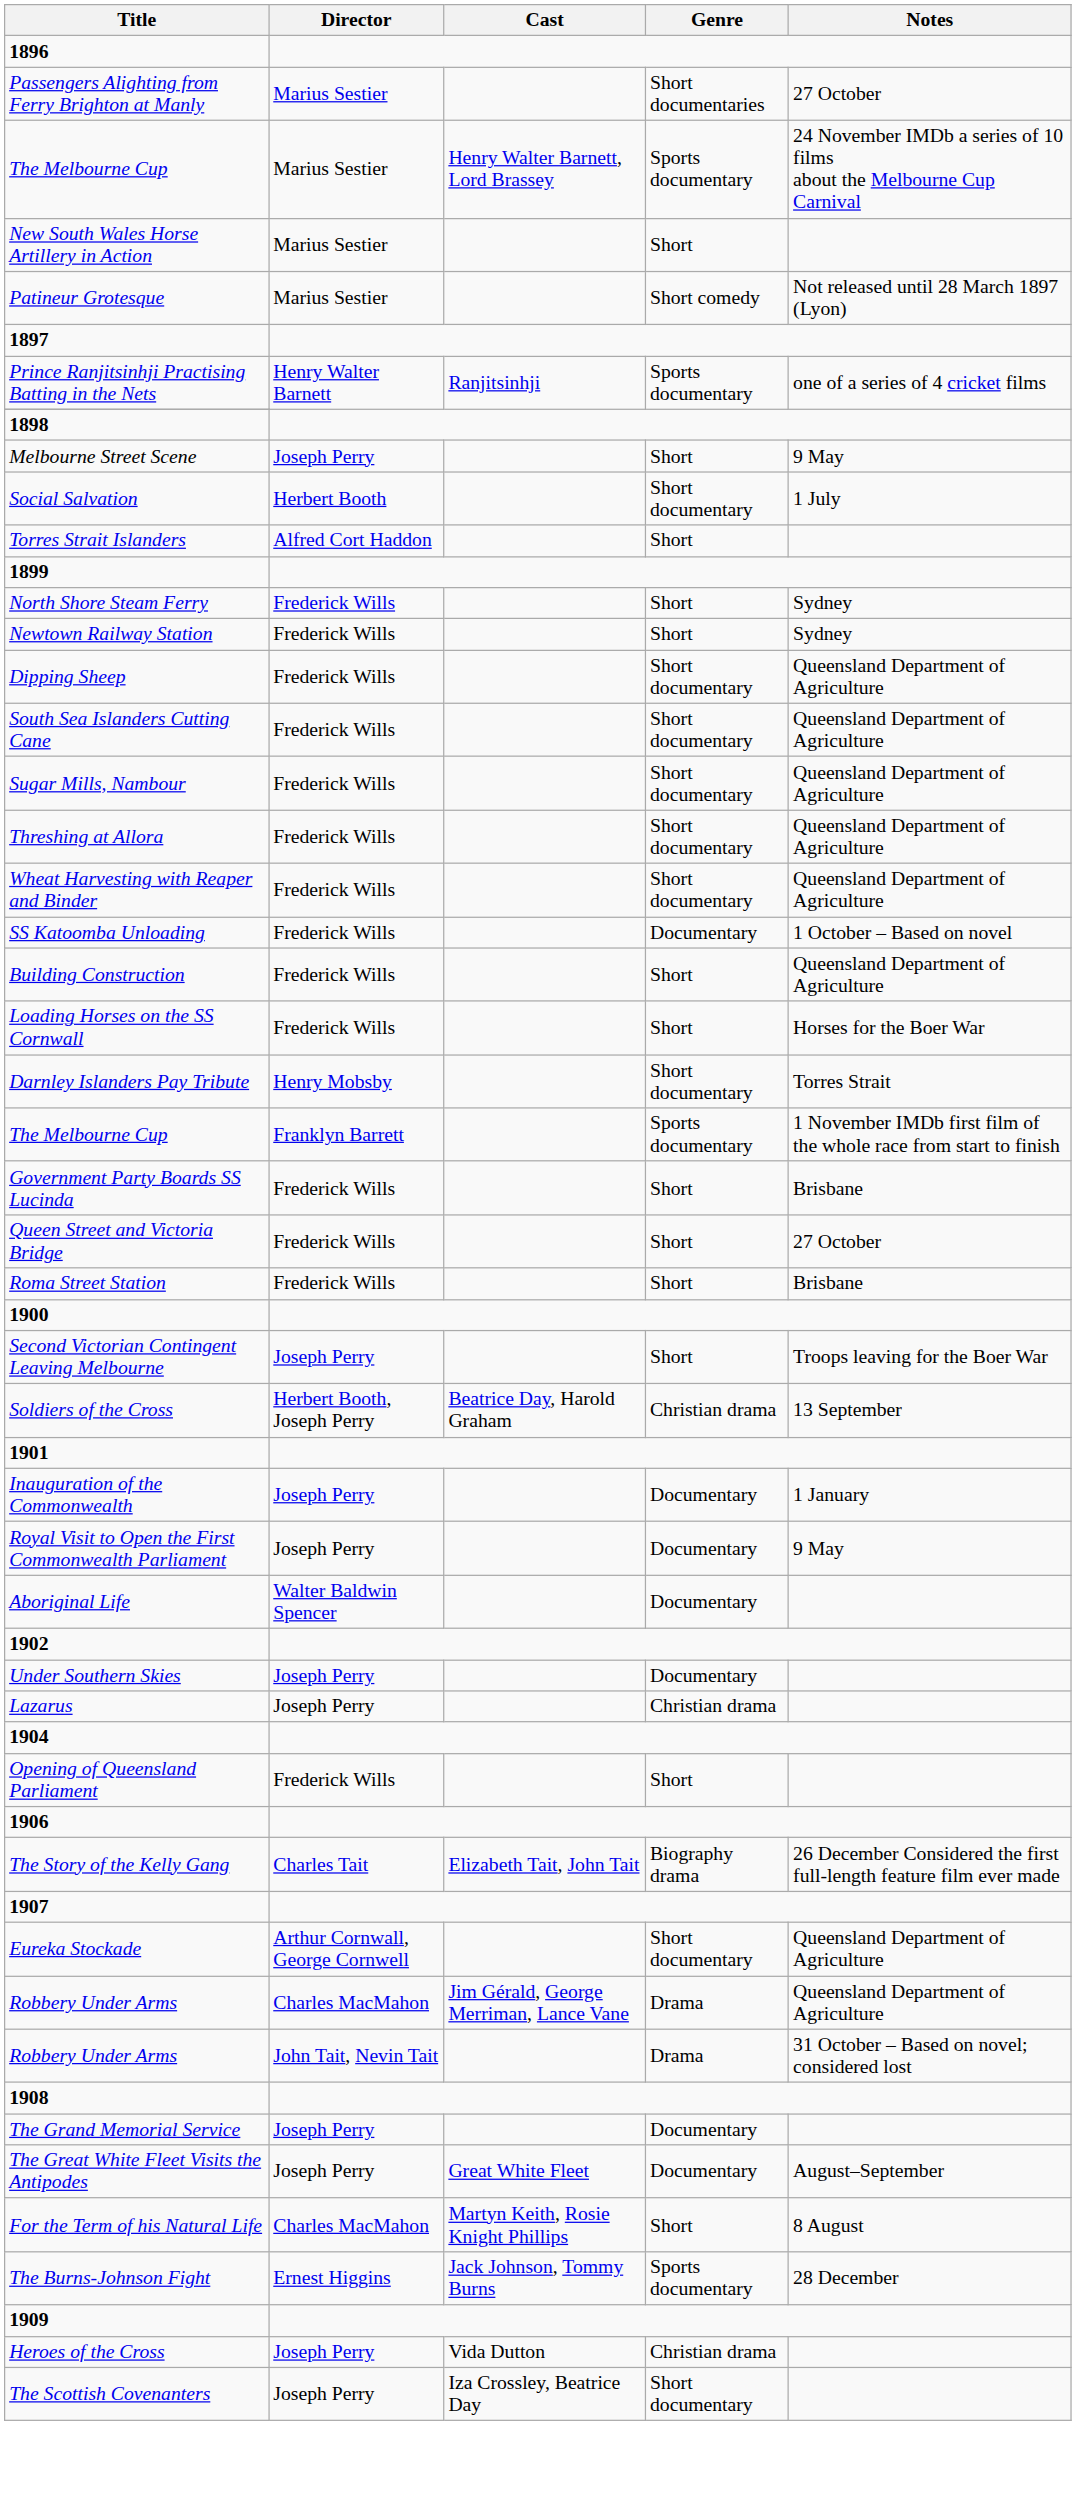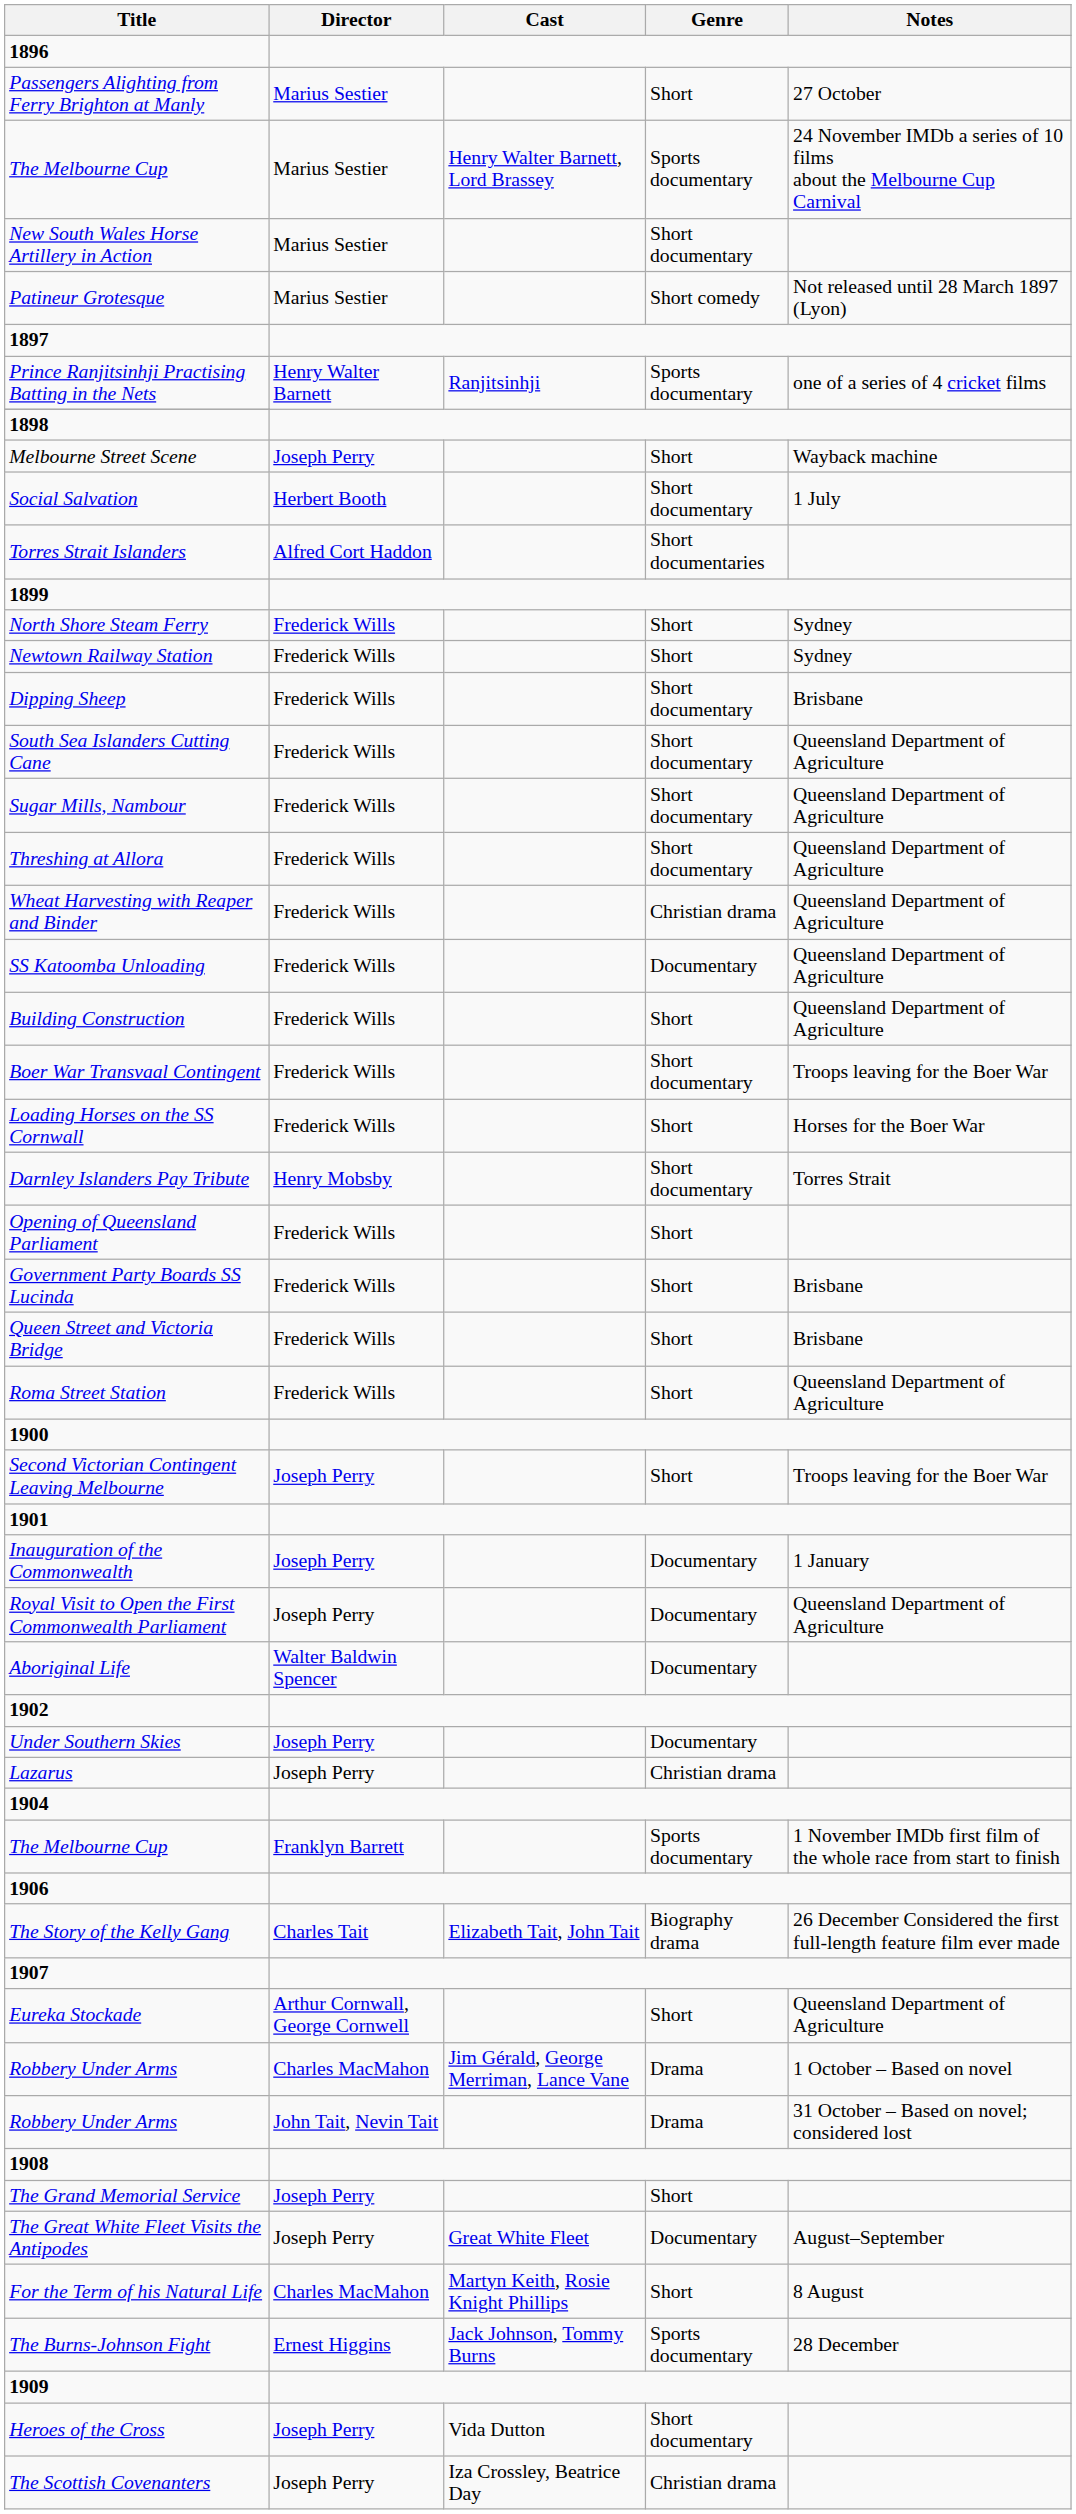(707, 93) Short documentaries -> (671, 93) Short
(671, 244) Short -> (701, 244) Short documentary
(819, 455) 9 May -> (865, 455) Wayback machine
(671, 540) Short -> (707, 551) Short documentaries
(899, 676) Queensland Department of Agriculture -> (828, 698) Brisbane
(701, 889) Short documentary -> (713, 912) Christian drama
(903, 932) 1 October – Based on novel -> (899, 965) Queensland Department of Agriculture
+ row: (135, 1072)
rows swapped: (103, 1779) <-> (88, 1134)
(837, 1241) 27 October -> (828, 1338) Brisbane
(828, 1283) Brisbane -> (899, 1392) Queensland Department of Agriculture
- row: (91, 1410)
(819, 1548) 9 May -> (899, 1614) Queensland Department of Agriculture
(701, 1948) Short documentary -> (671, 2015) Short
(899, 2002) Queensland Department of Agriculture -> (903, 2068) 1 October – Based on novel
(704, 2129) Documentary -> (671, 2195) Short
(713, 2351) Christian drama -> (701, 2429) Short documentary
(701, 2393) Short documentary -> (713, 2482) Christian drama
